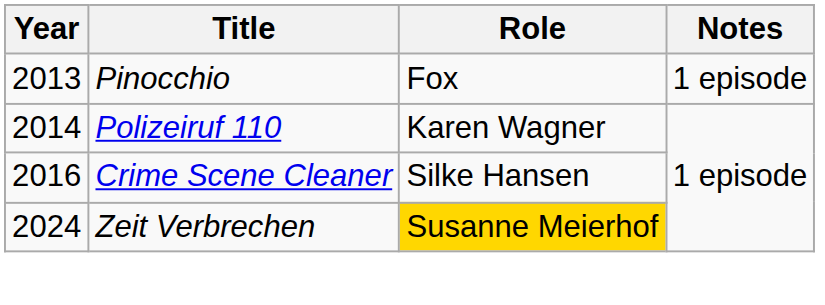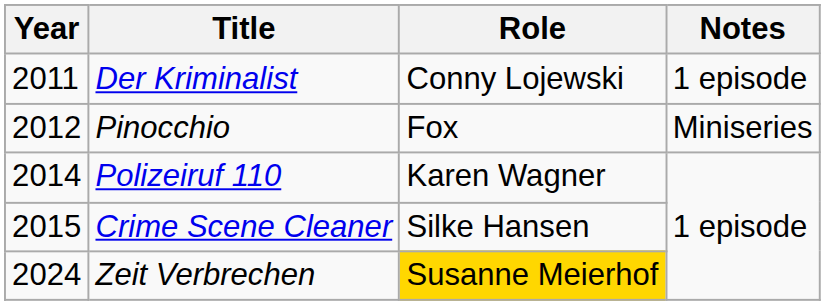+ row: (196, 78)
(47, 78) 2013 -> (47, 127) 2012
(740, 78) 1 episode -> (743, 127) Miniseries
(47, 176) 2016 -> (47, 226) 2015
